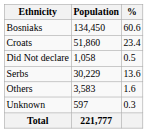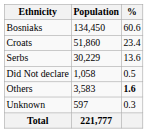rows swapped: (17, 74) <-> (38, 58)
(130, 89) normal -> (130, 89) bold
